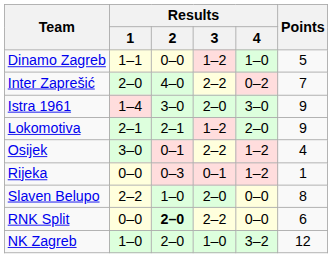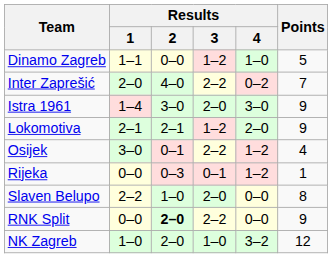(303, 219) 6 -> (303, 219) 9
